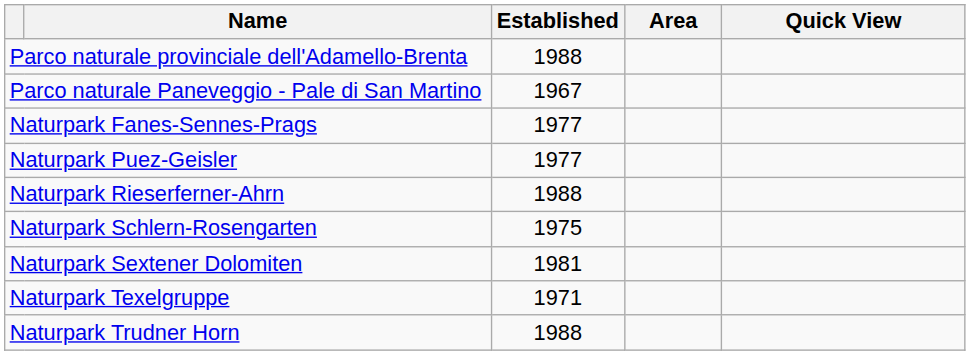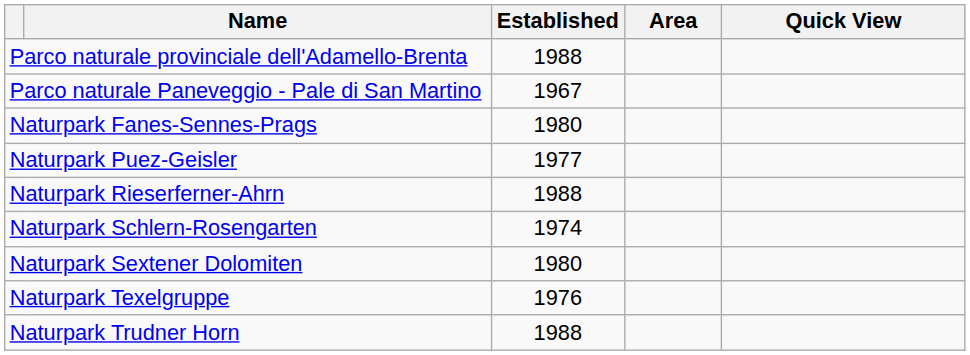(558, 125) 1977 -> (558, 125) 1980
(558, 228) 1975 -> (558, 228) 1974
(558, 263) 1981 -> (558, 263) 1980
(558, 297) 1971 -> (558, 297) 1976
